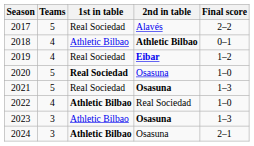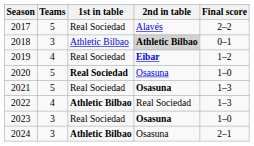(52, 42) 4 -> (52, 42) 3
(167, 42) no background -> (167, 42) lightgrey background
(224, 103) 1–0 -> (224, 103) 1–3
(99, 118) Athletic Bilbao -> (98, 118) Real Sociedad
(224, 118) 1–3 -> (224, 118) 1–0
